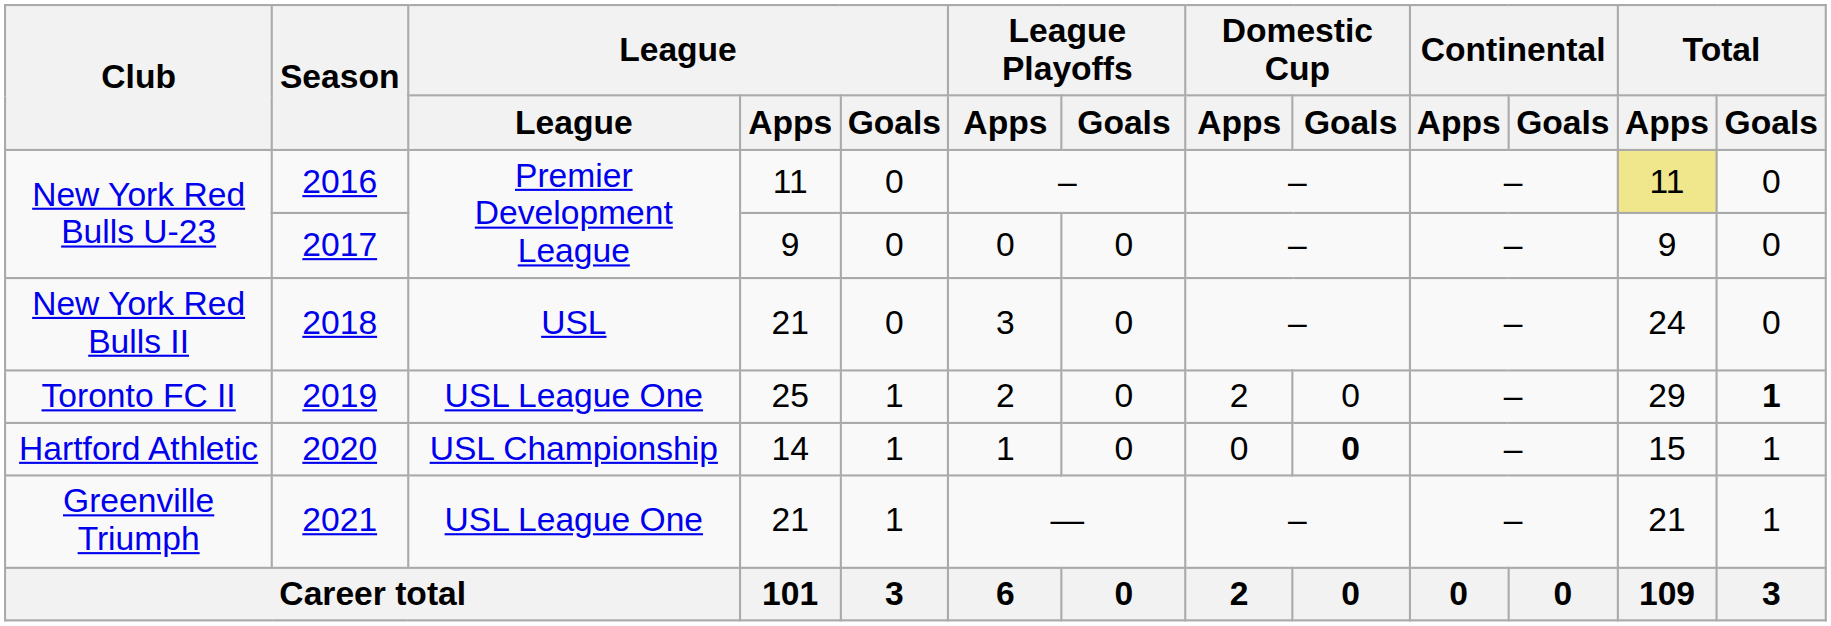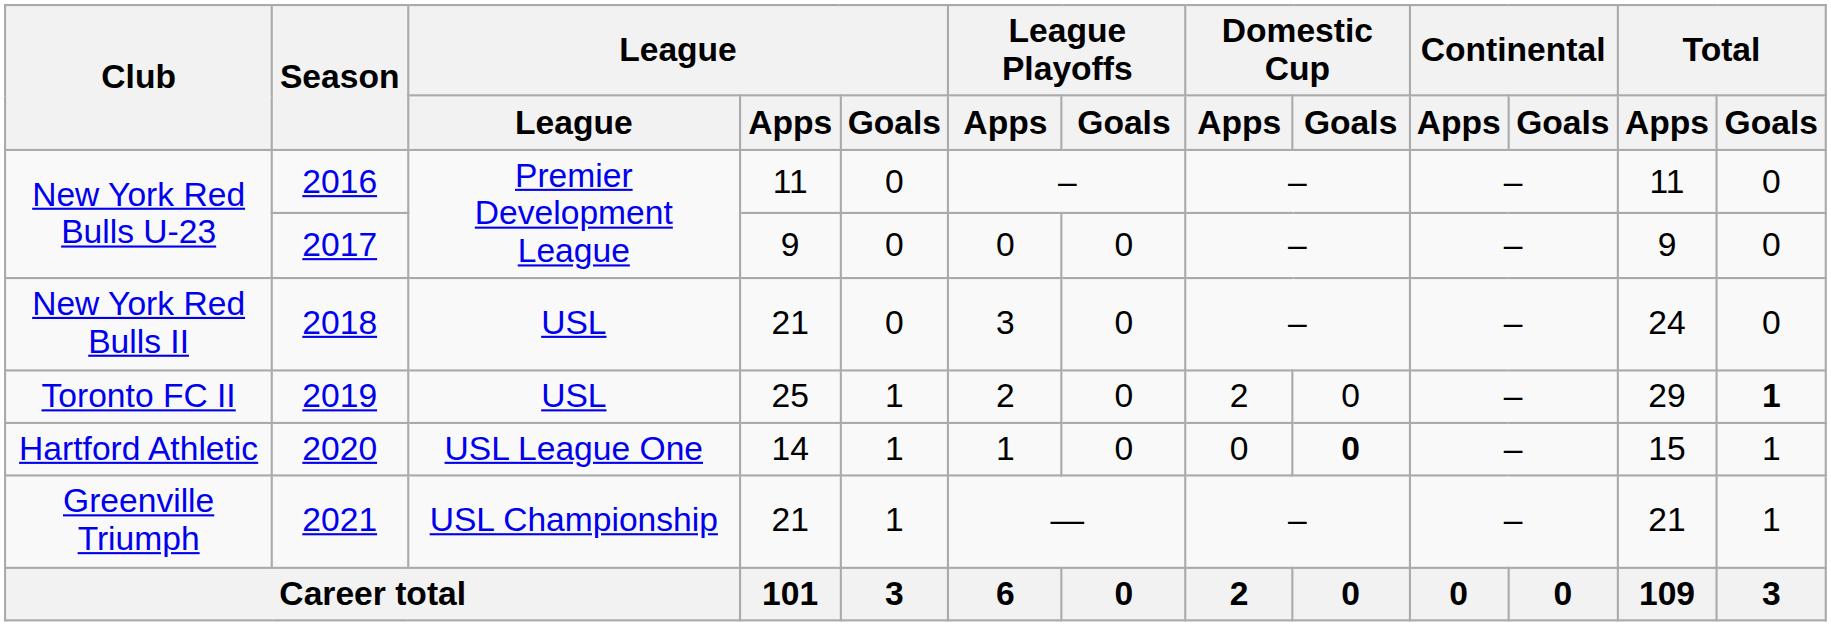(1667, 181) khaki background -> (1667, 181) no background
(574, 395) USL League One -> (574, 395) USL
(574, 448) USL Championship -> (574, 448) USL League One
(574, 520) USL League One -> (574, 520) USL Championship
